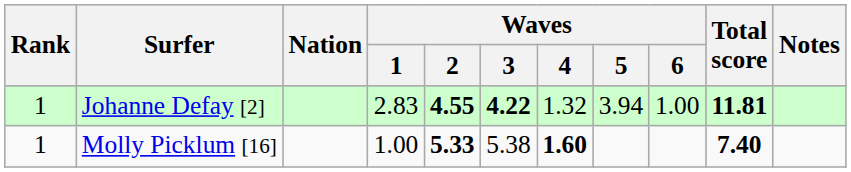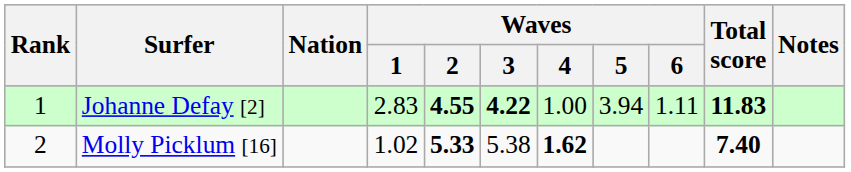(565, 105) 1.32 -> (565, 105) 1.00
(677, 105) 1.00 -> (677, 105) 1.11
(739, 105) 11.81 -> (738, 105) 11.83
(40, 145) 1 -> (40, 145) 2
(396, 145) 1.00 -> (396, 145) 1.02
(565, 145) 1.60 -> (565, 145) 1.62
